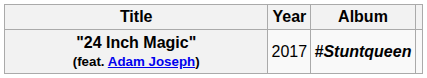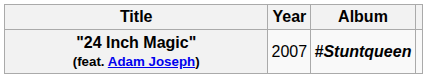(289, 51) 2017 -> (289, 51) 2007
